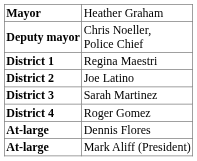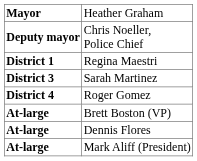- row: (109, 78)
+ row: (127, 112)
